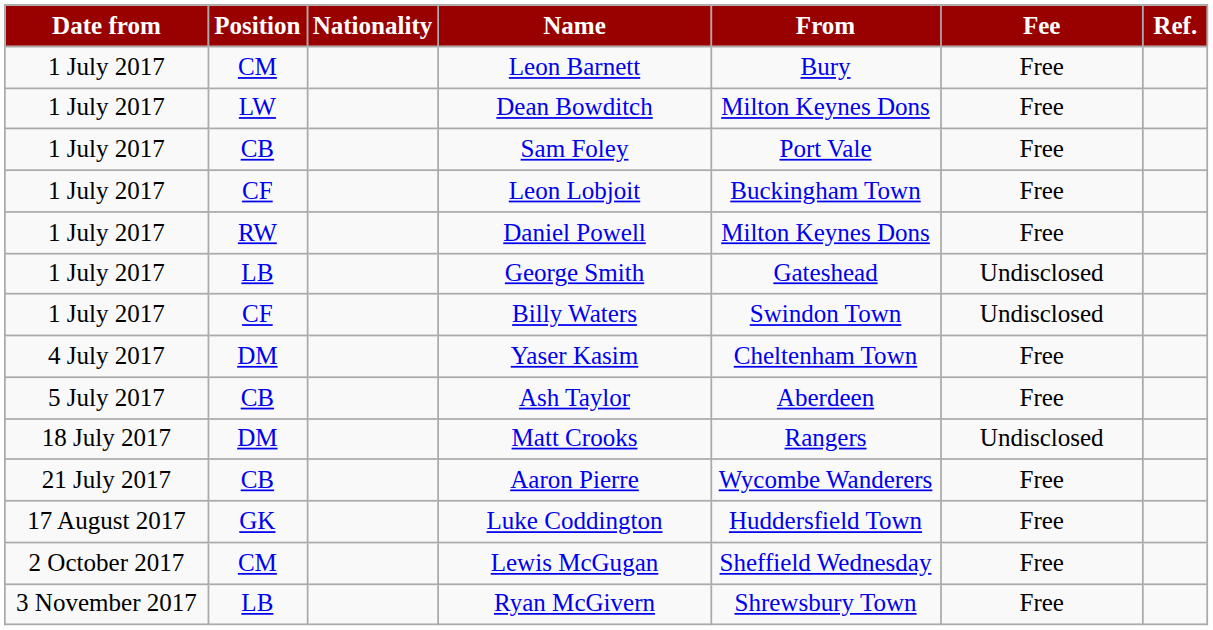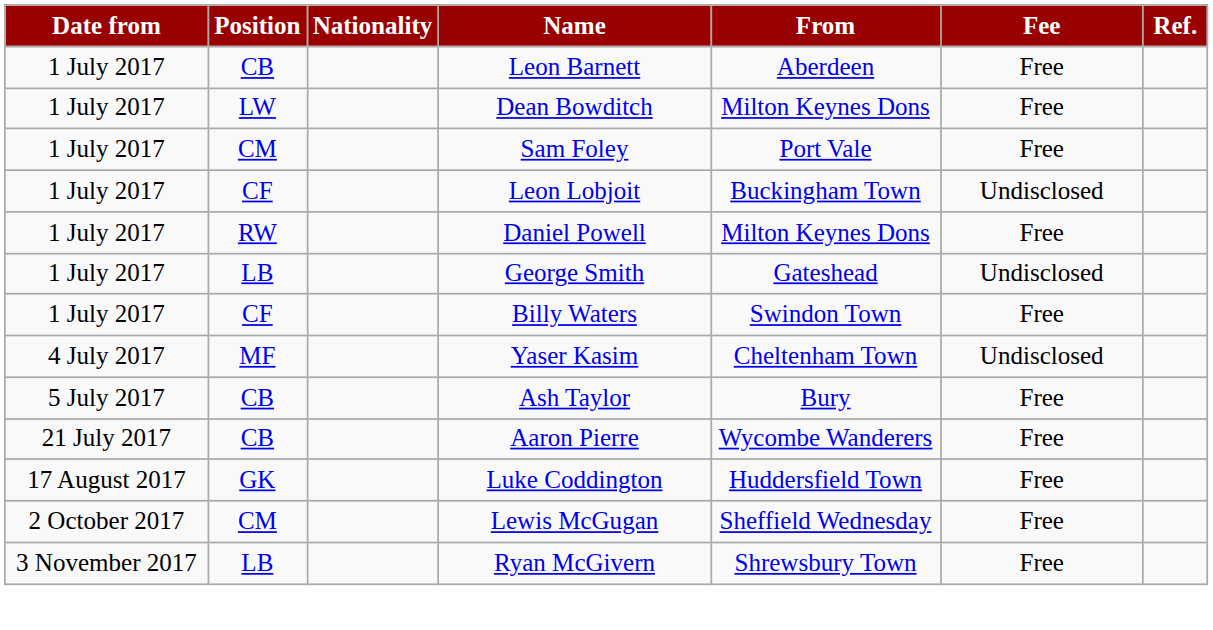(257, 66) CM -> (257, 66) CB
(826, 66) Bury -> (826, 66) Aberdeen
(257, 149) CB -> (257, 149) CM
(1042, 190) Free -> (1042, 190) Undisclosed
(1042, 314) Undisclosed -> (1042, 314) Free
(257, 356) DM -> (257, 356) MF
(1042, 356) Free -> (1042, 356) Undisclosed
(826, 397) Aberdeen -> (826, 397) Bury
- row: (575, 438)
